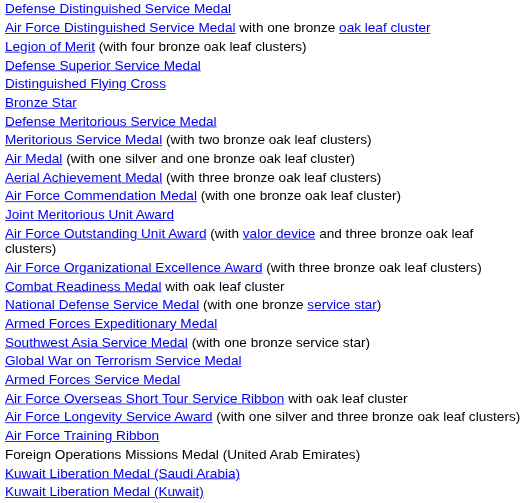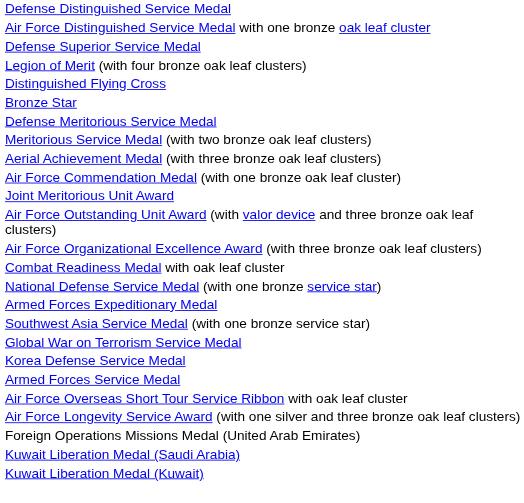rows swapped: (103, 65) <-> (156, 46)
- row: (180, 158)
+ row: (95, 361)
- row: (82, 435)
